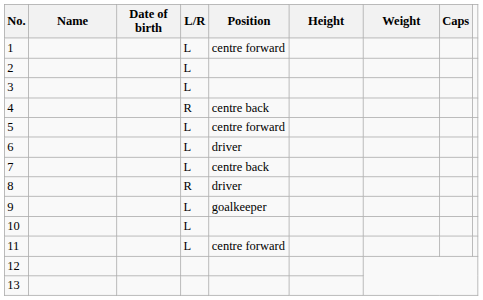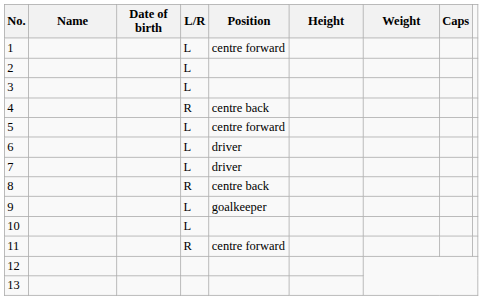(240, 166) centre back -> (227, 166) driver
(227, 186) driver -> (240, 186) centre back
(187, 246) L -> (188, 246) R
